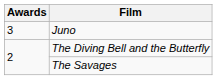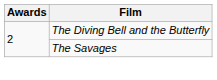- row: (64, 30)
